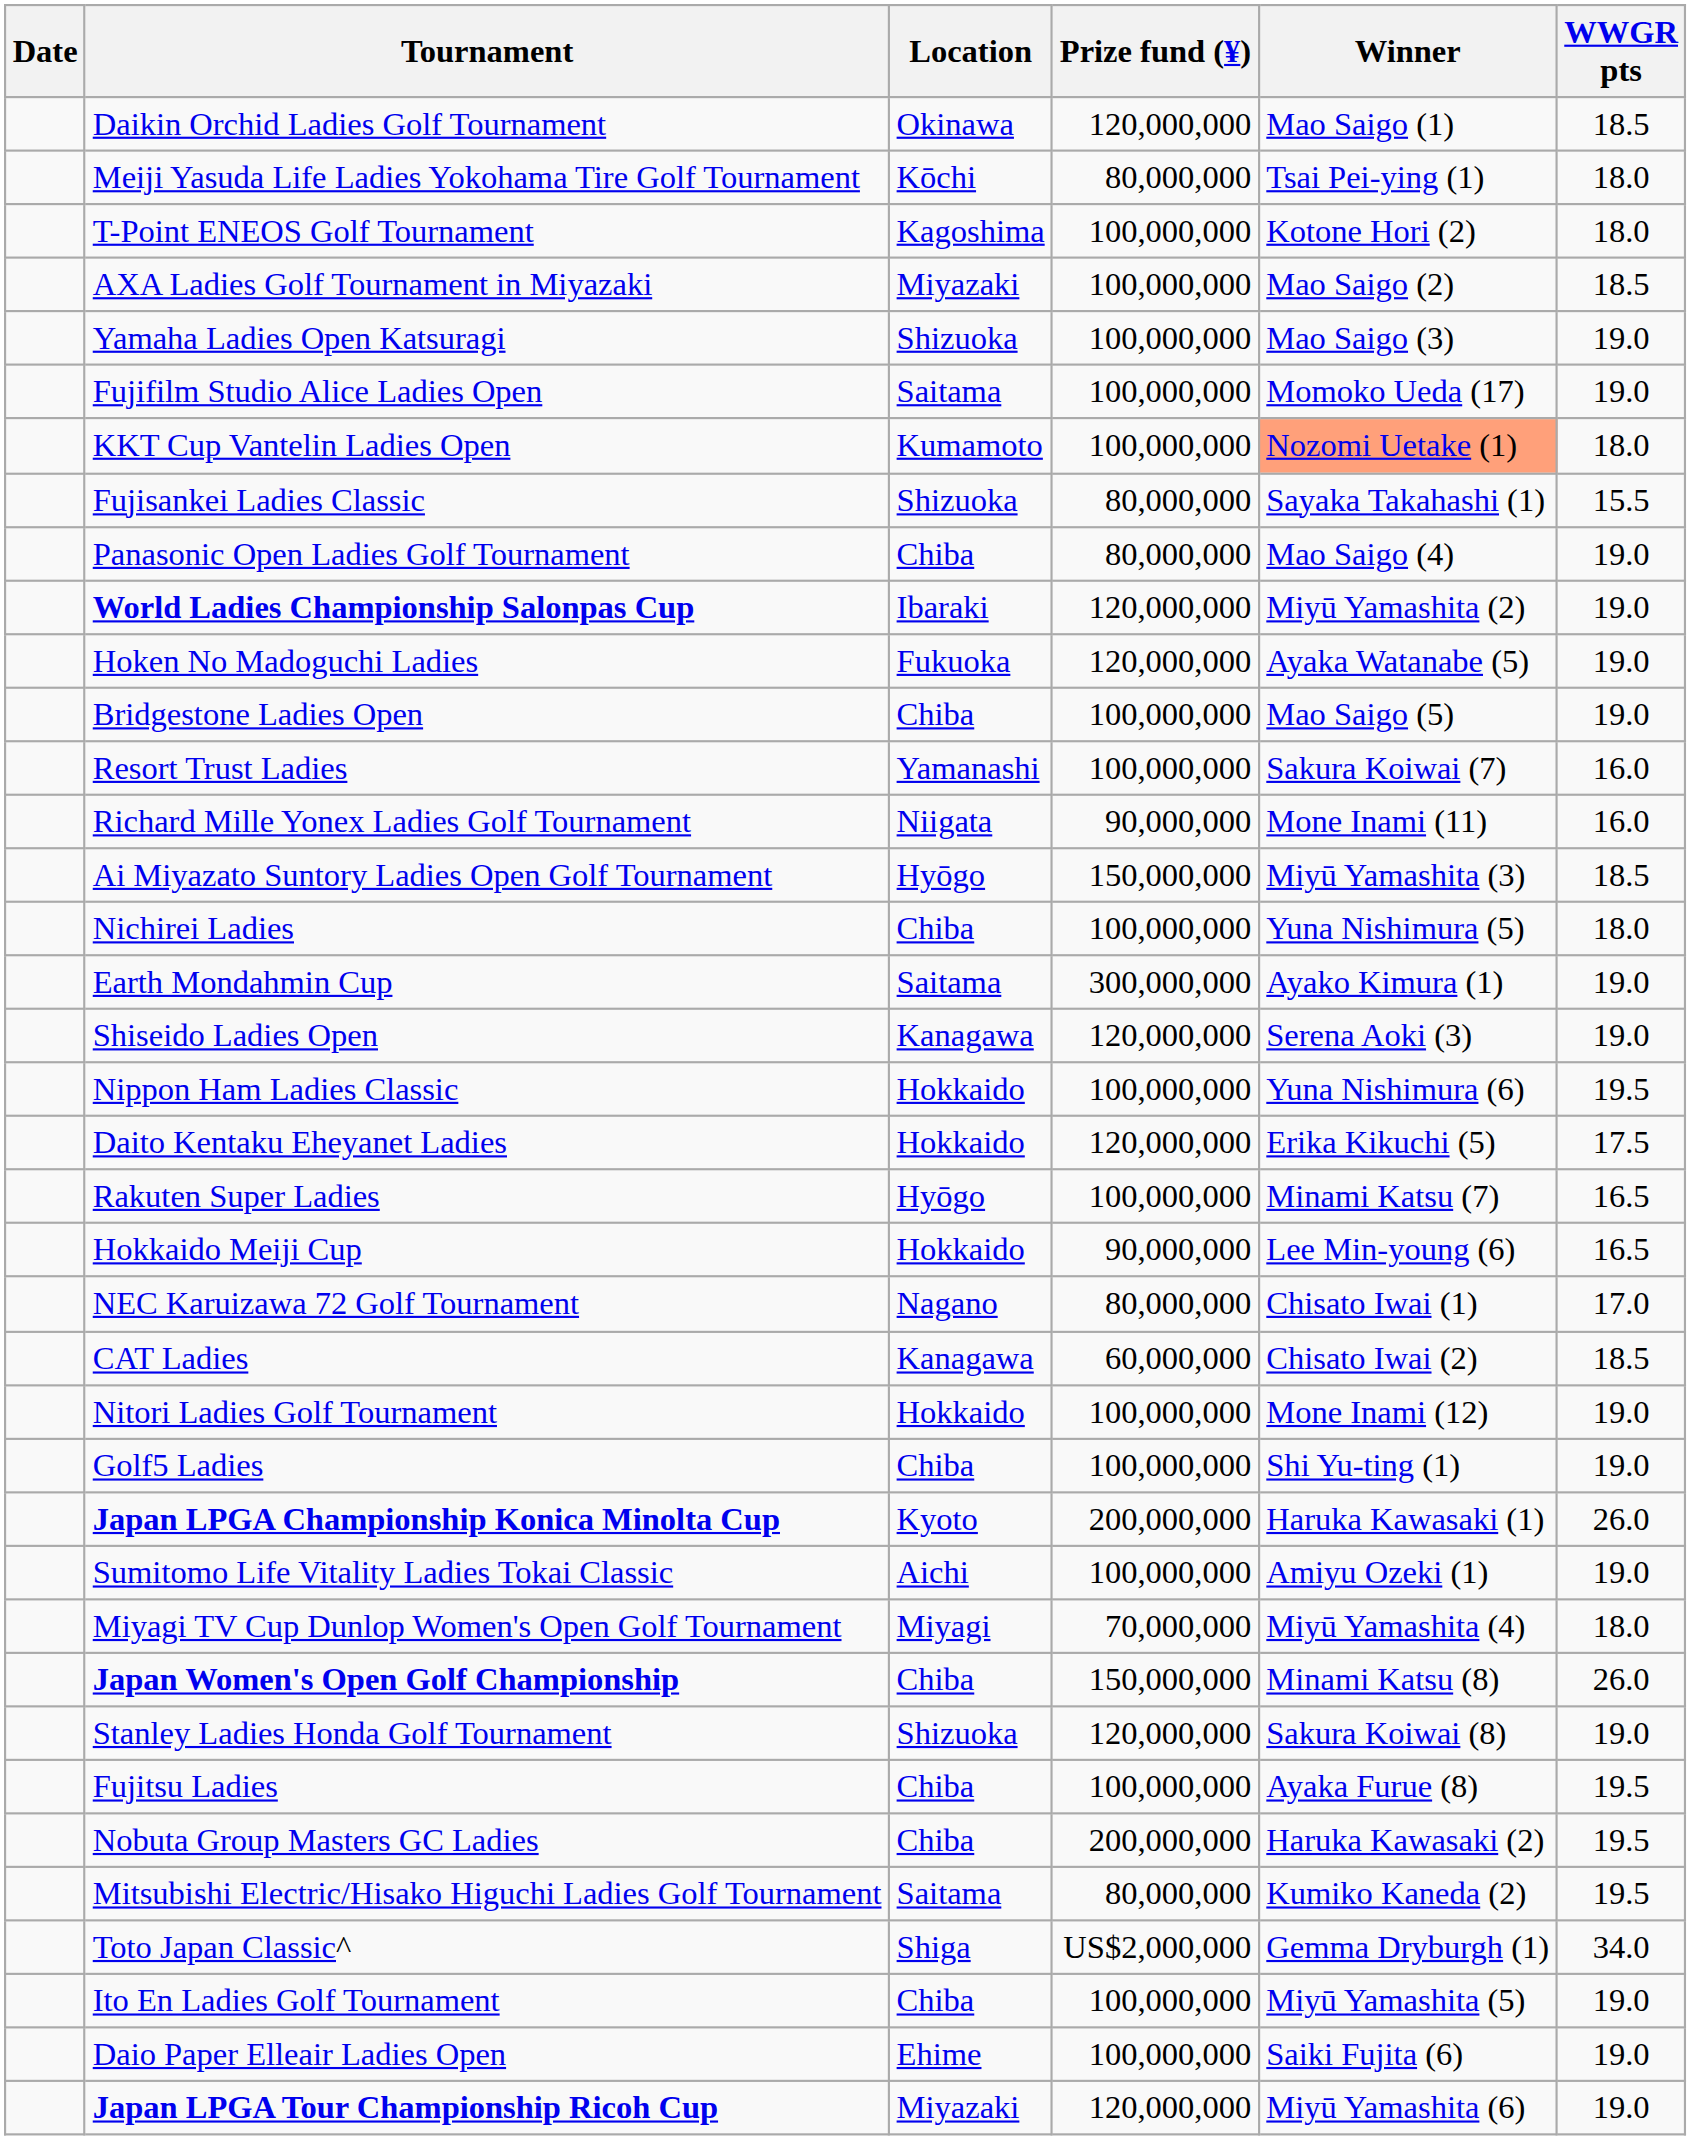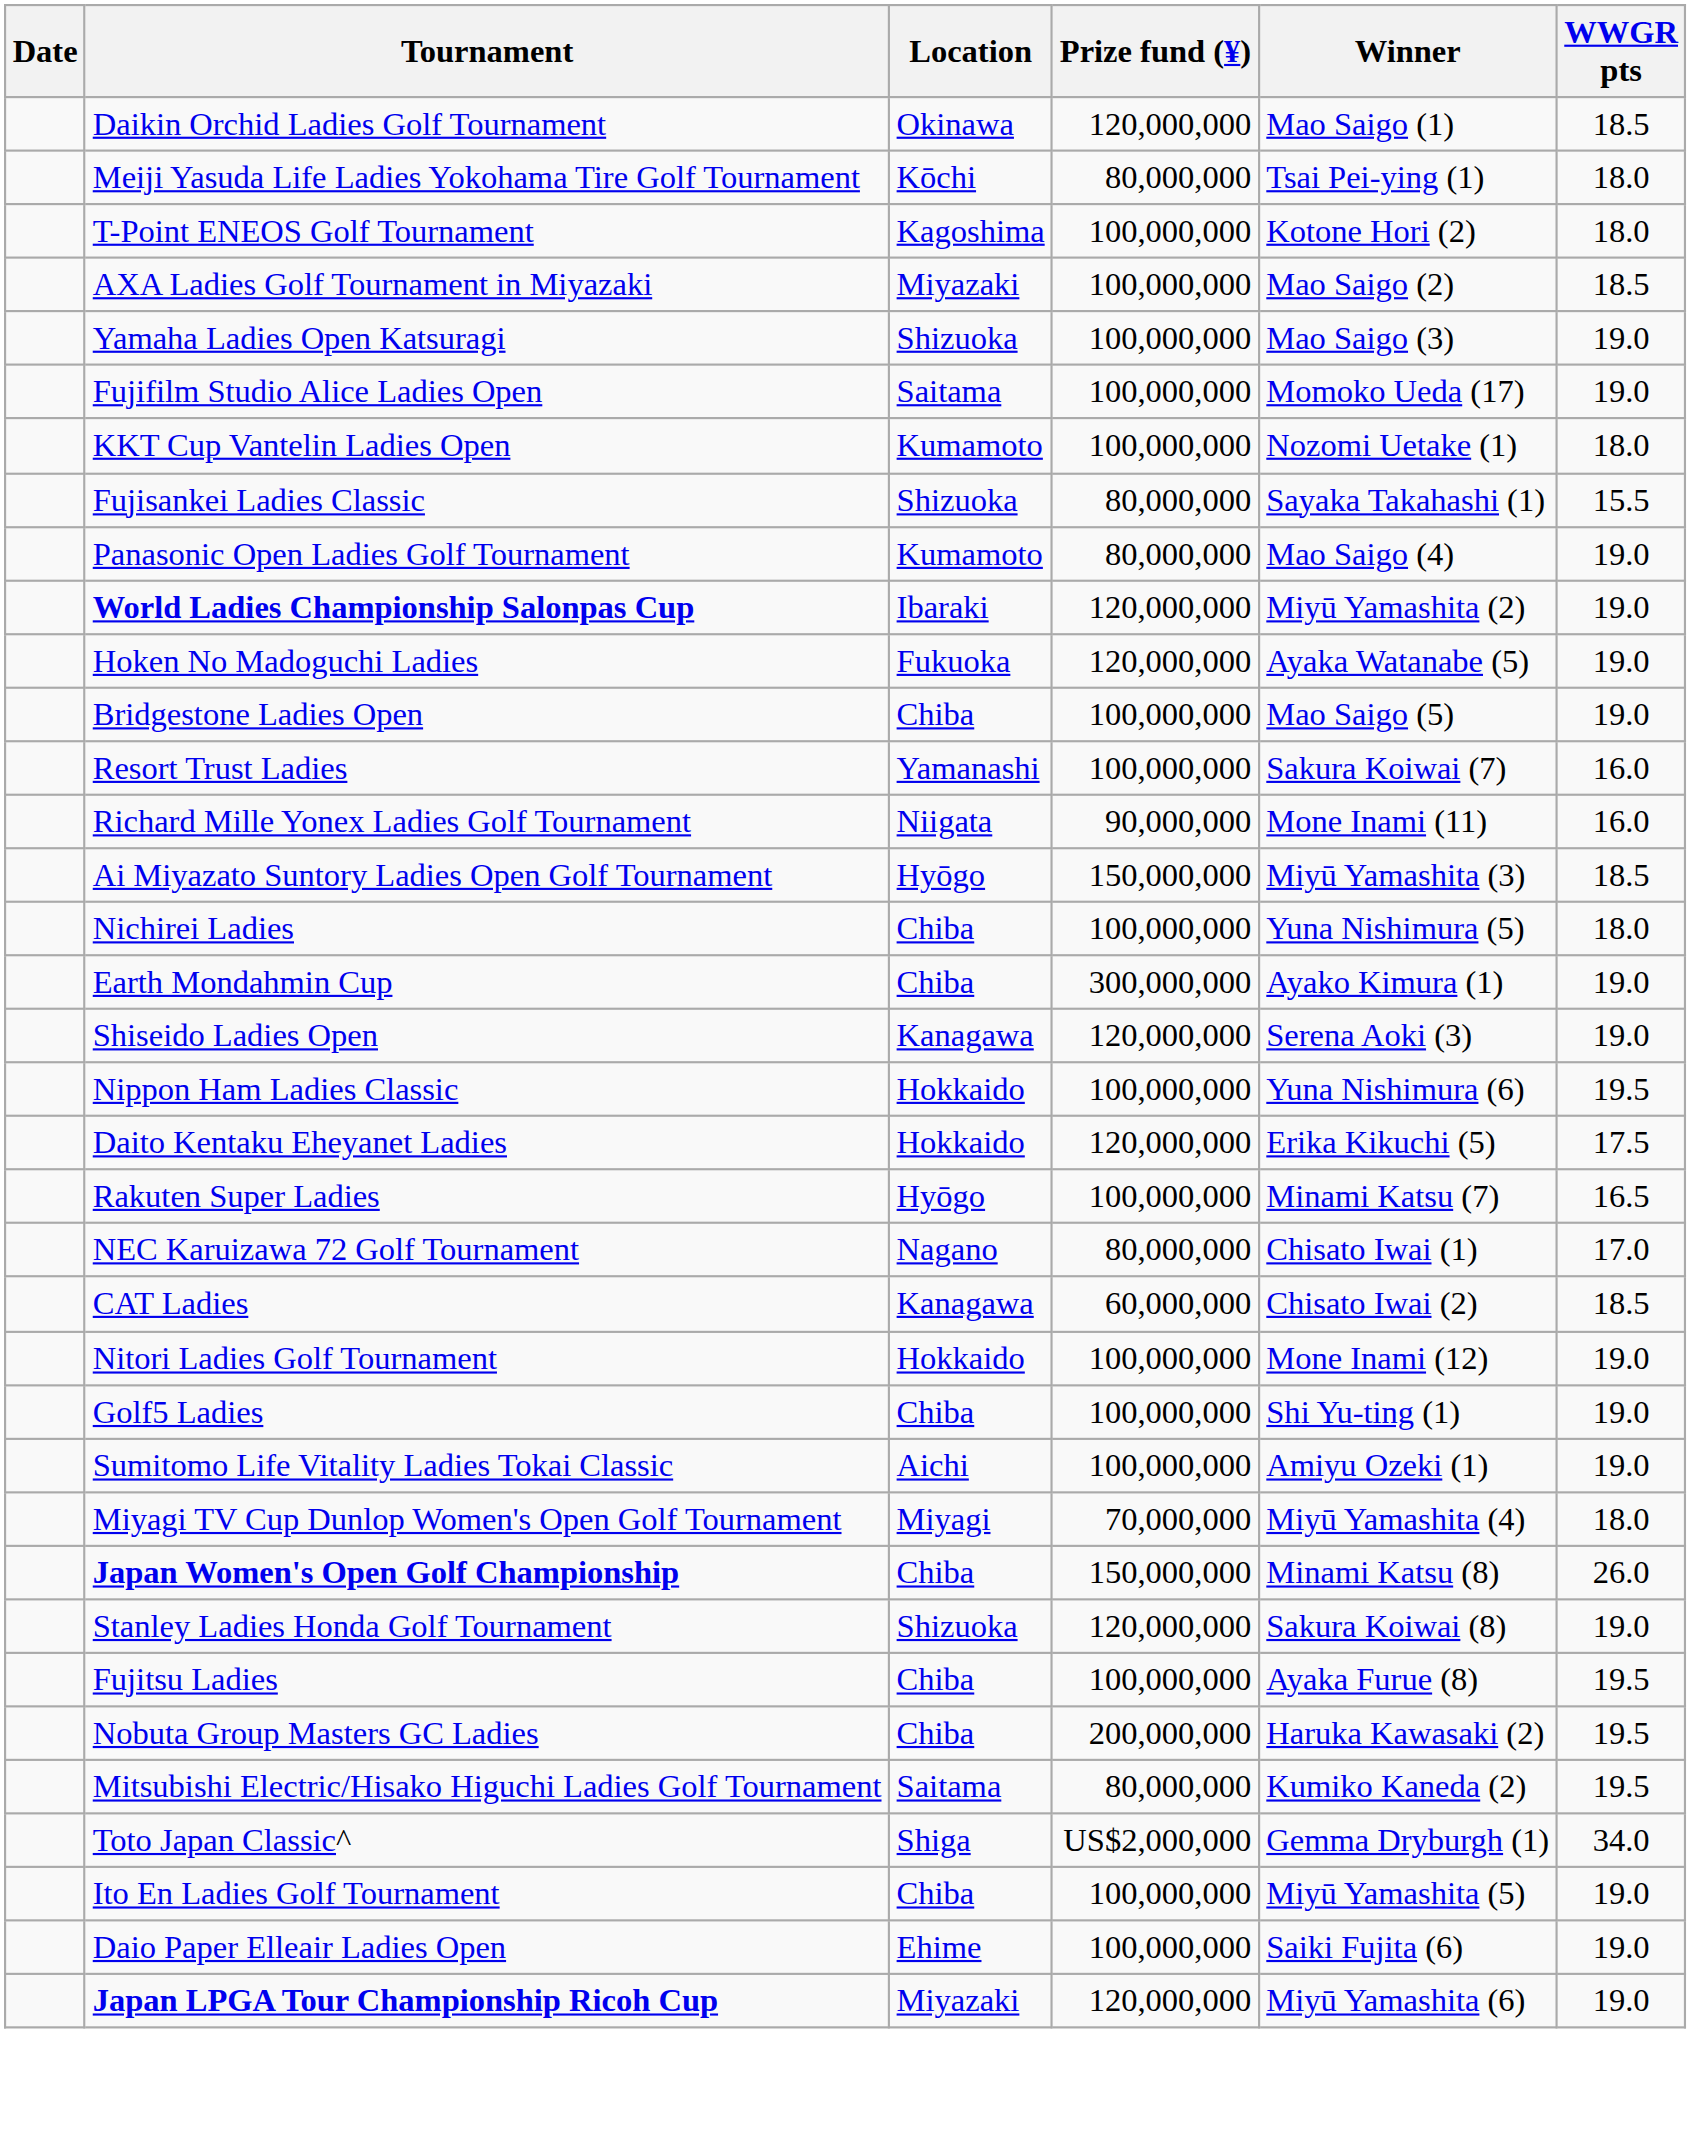(1392, 445) lightsalmon background -> (1392, 445) no background
(935, 552) Chiba -> (970, 552) Kumamoto
(949, 981) Saitama -> (935, 981) Chiba
- row: (227, 1249)
- row: (436, 1518)
